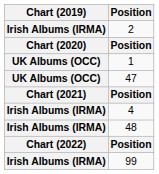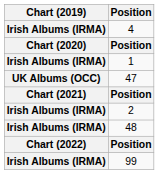rows swapped: (131, 111) <-> (131, 29)
(56, 62) UK Albums (OCC) -> (56, 62) Irish Albums (IRMA)
